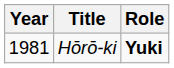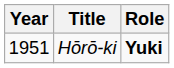(29, 47) 1981 -> (29, 47) 1951
